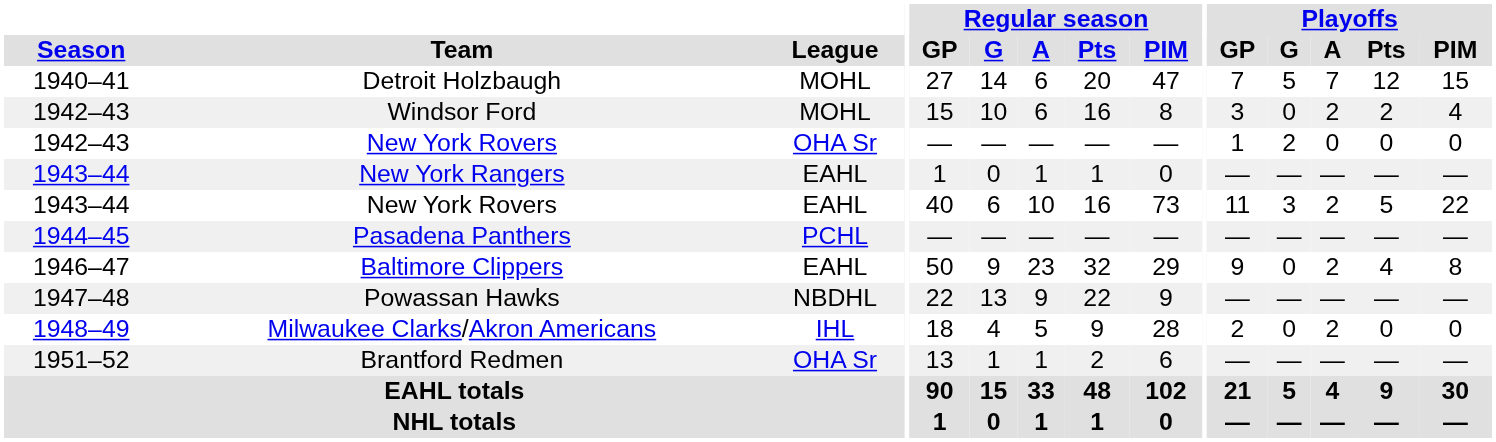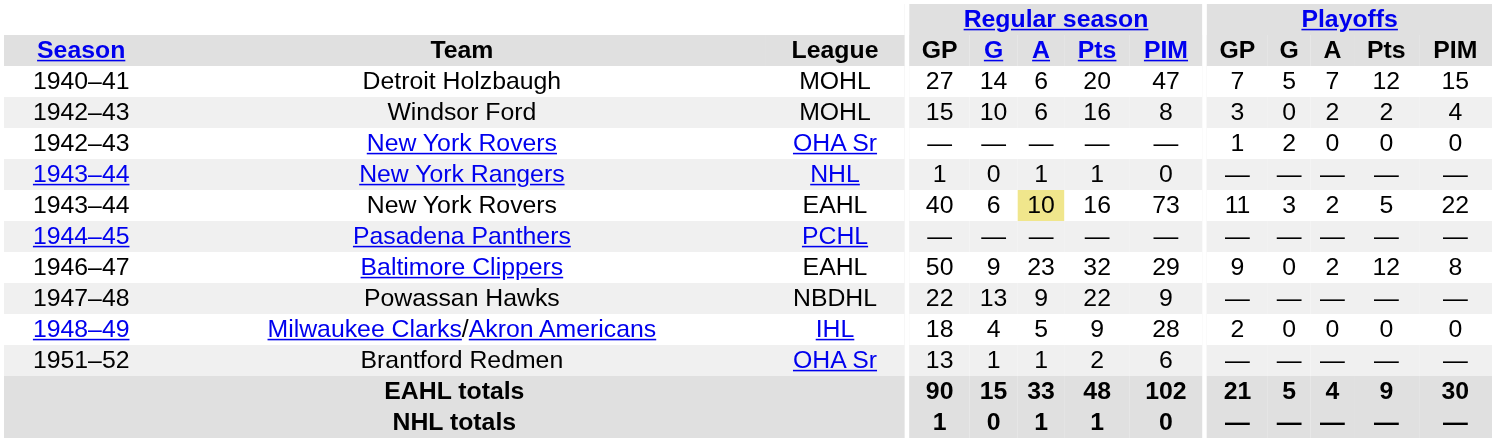(835, 174) EAHL -> (835, 174) NHL
(1041, 205) no background -> (1041, 205) khaki background
(1386, 267) 4 -> (1386, 267) 12
(1332, 329) 2 -> (1332, 329) 0
